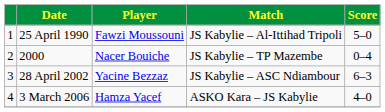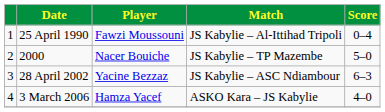(362, 35) 5–0 -> (362, 35) 0–4
(362, 56) 0–4 -> (362, 56) 5–0
